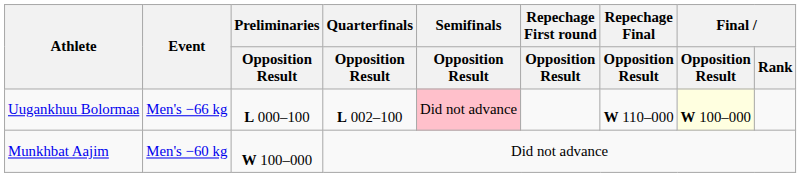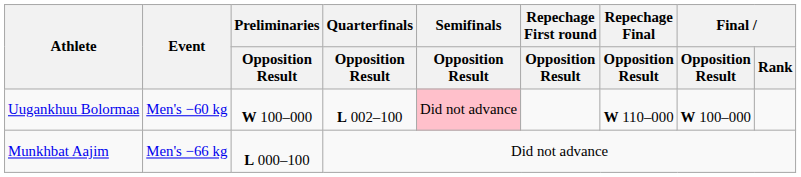(187, 109) Men's −66 kg -> (187, 109) Men's −60 kg
(277, 118) L 000–100 -> (277, 118) W 100–000
(716, 118) lightyellow background -> (716, 118) no background
(187, 151) Men's −60 kg -> (187, 151) Men's −66 kg
(277, 160) W 100–000 -> (277, 160) L 000–100
